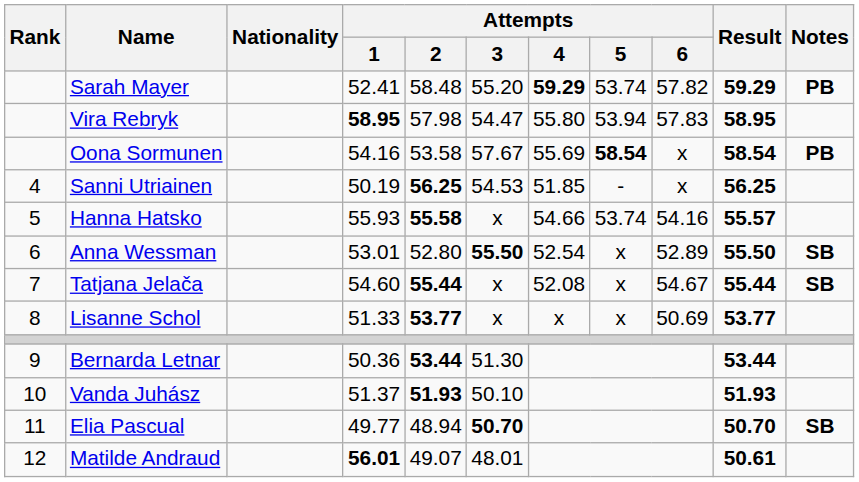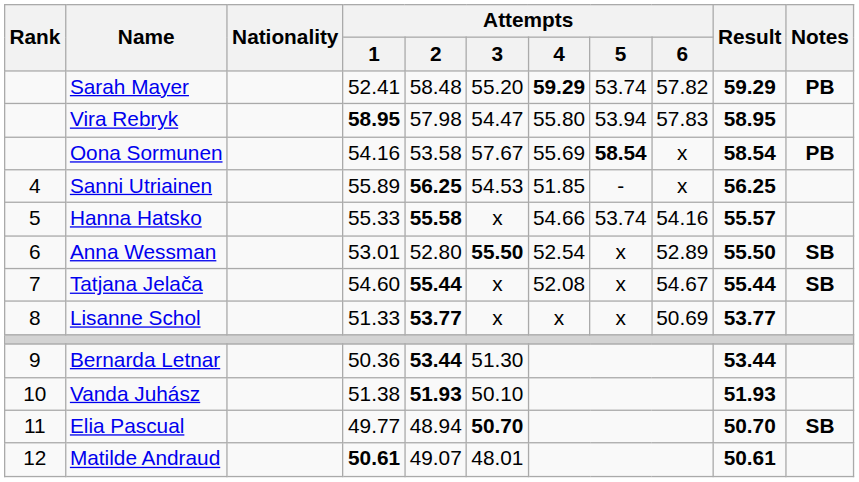(374, 185) 50.19 -> (374, 185) 55.89
(374, 218) 55.93 -> (374, 218) 55.33
(374, 393) 51.37 -> (374, 393) 51.38
(374, 459) 56.01 -> (374, 459) 50.61
